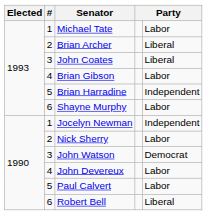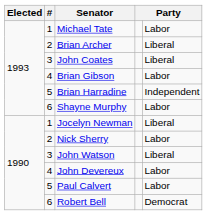(172, 123) Independent -> (159, 123) Liberal
(166, 154) Democrat -> (159, 154) Liberal
(159, 202) Liberal -> (166, 202) Democrat
